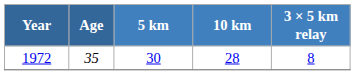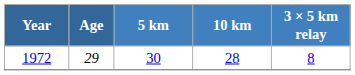(91, 58) 35 -> (91, 58) 29
